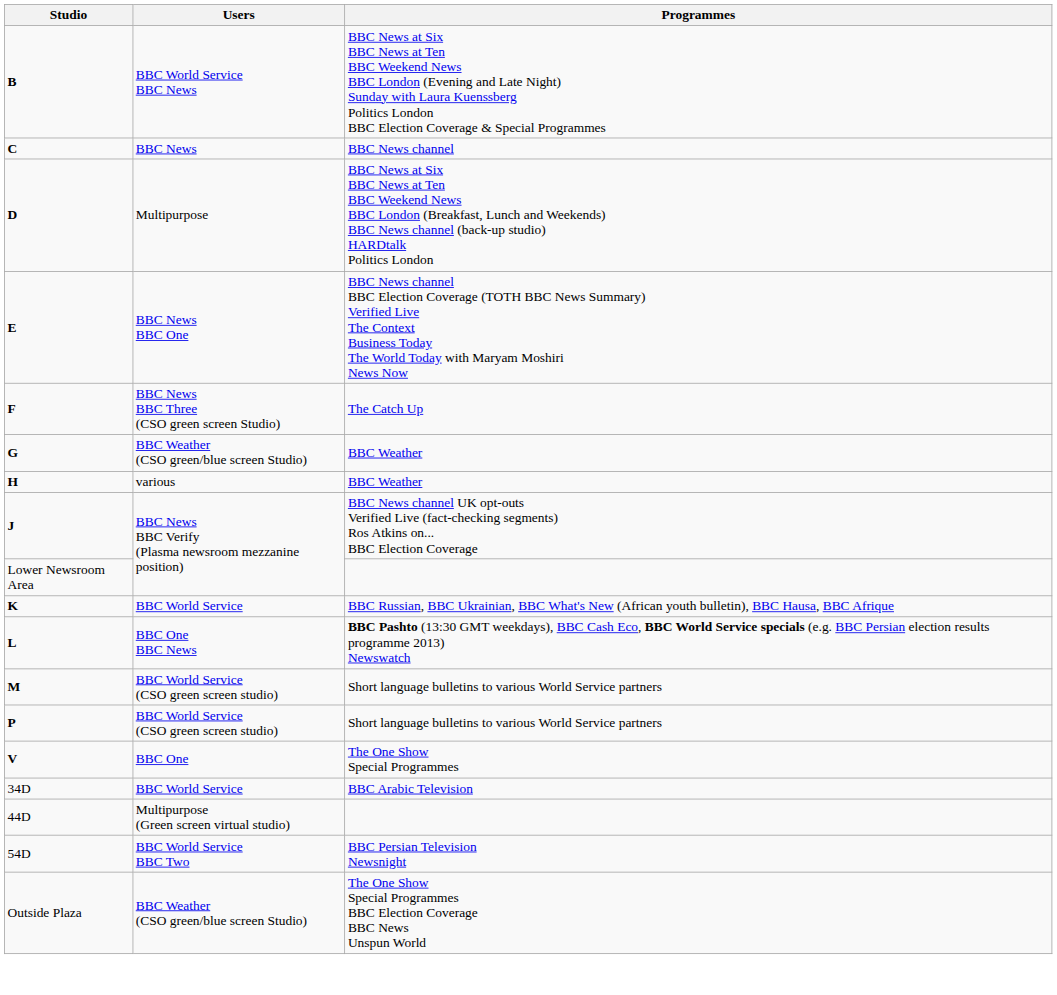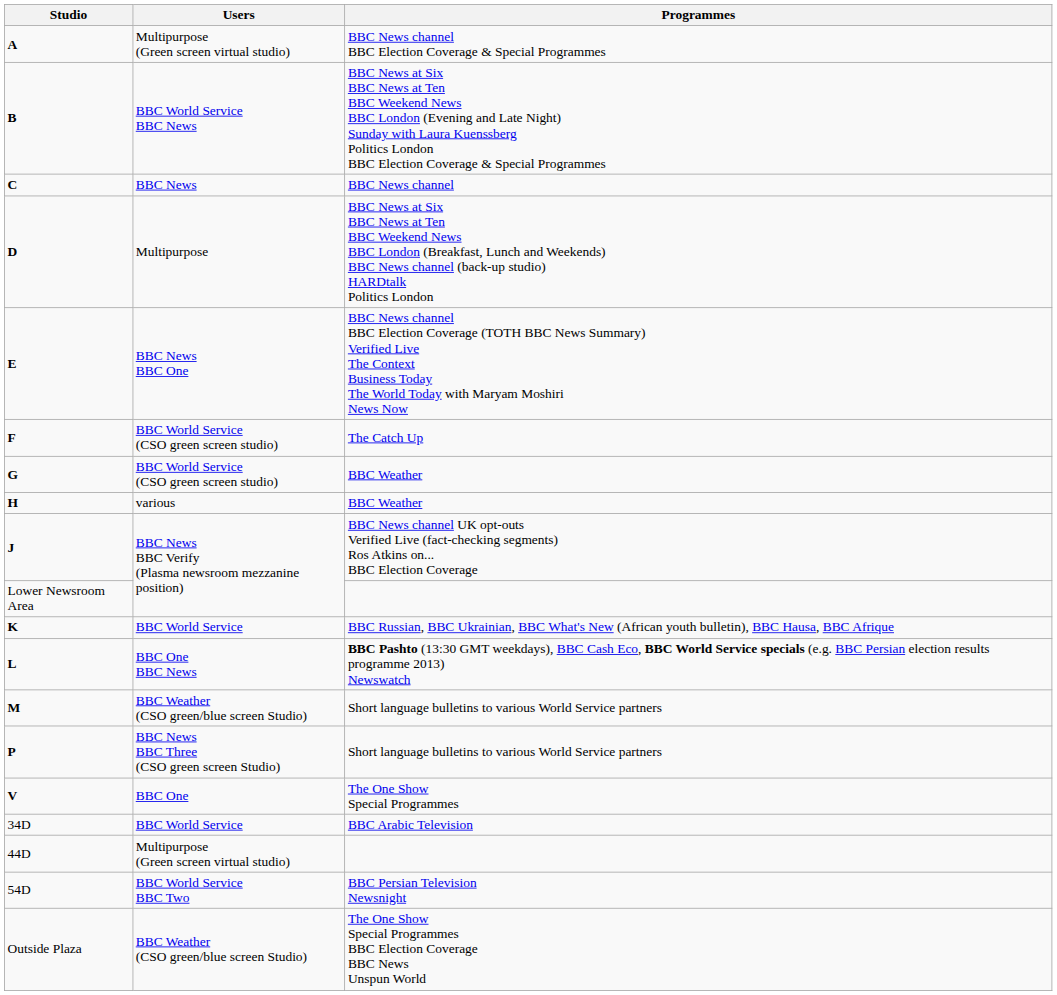+ row: (12, 44)
(208, 409) BBC News BBC Three (CSO green screen Studio) -> (207, 437) BBC World Service (CSO green screen studio)
(221, 453) BBC Weather (CSO green/blue screen Studio) -> (207, 474) BBC World Service (CSO green screen studio)
(207, 686) BBC World Service (CSO green screen studio) -> (221, 708) BBC Weather (CSO green/blue screen Studio)
(207, 723) BBC World Service (CSO green screen studio) -> (208, 752) BBC News BBC Three (CSO green screen Studio)
